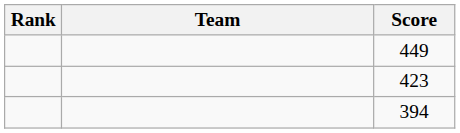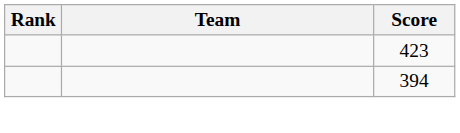- row: (414, 50)
